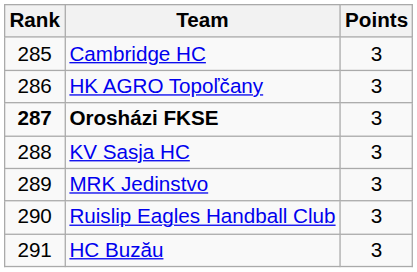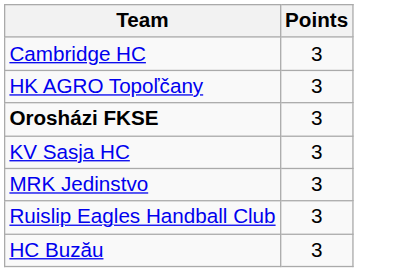- column: (35, 20)
